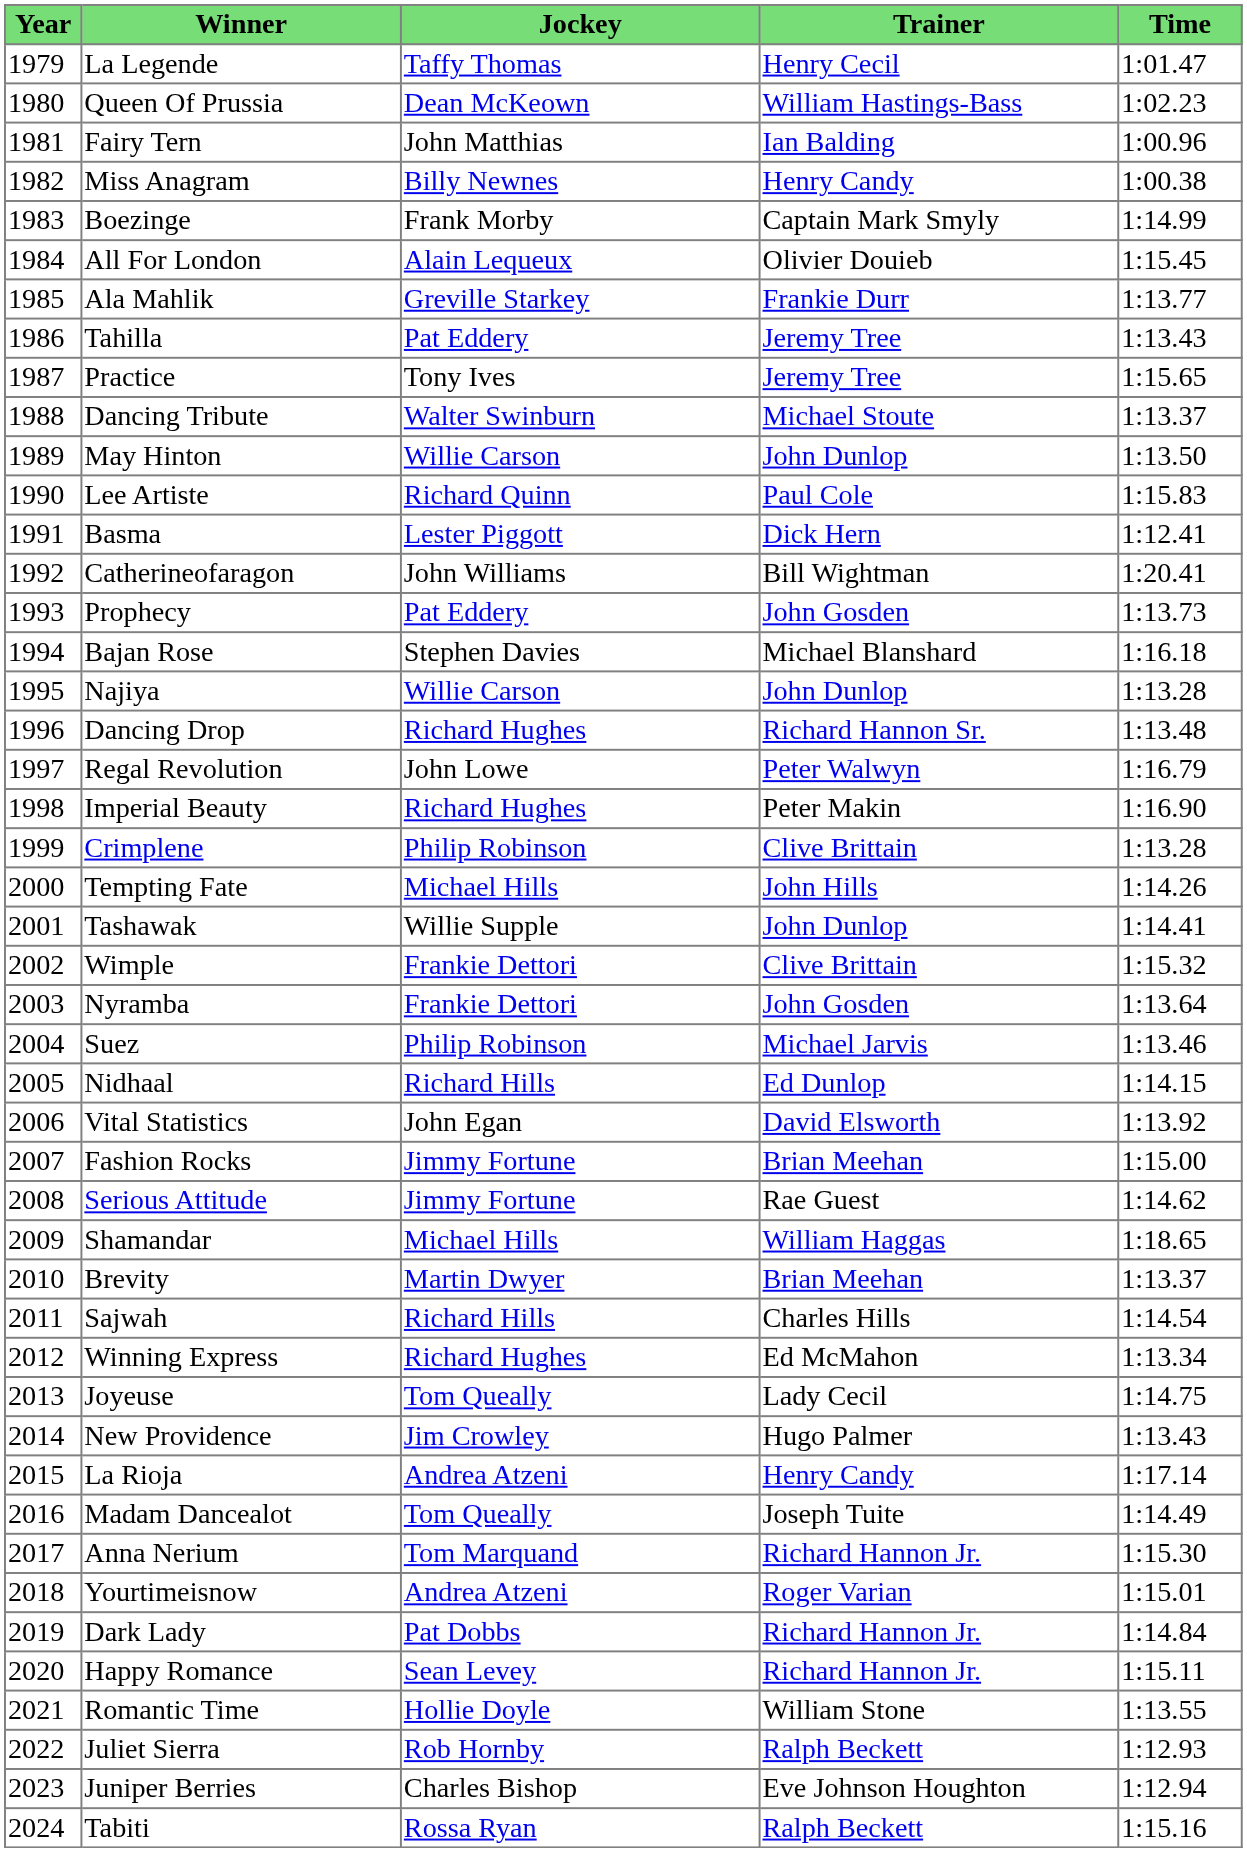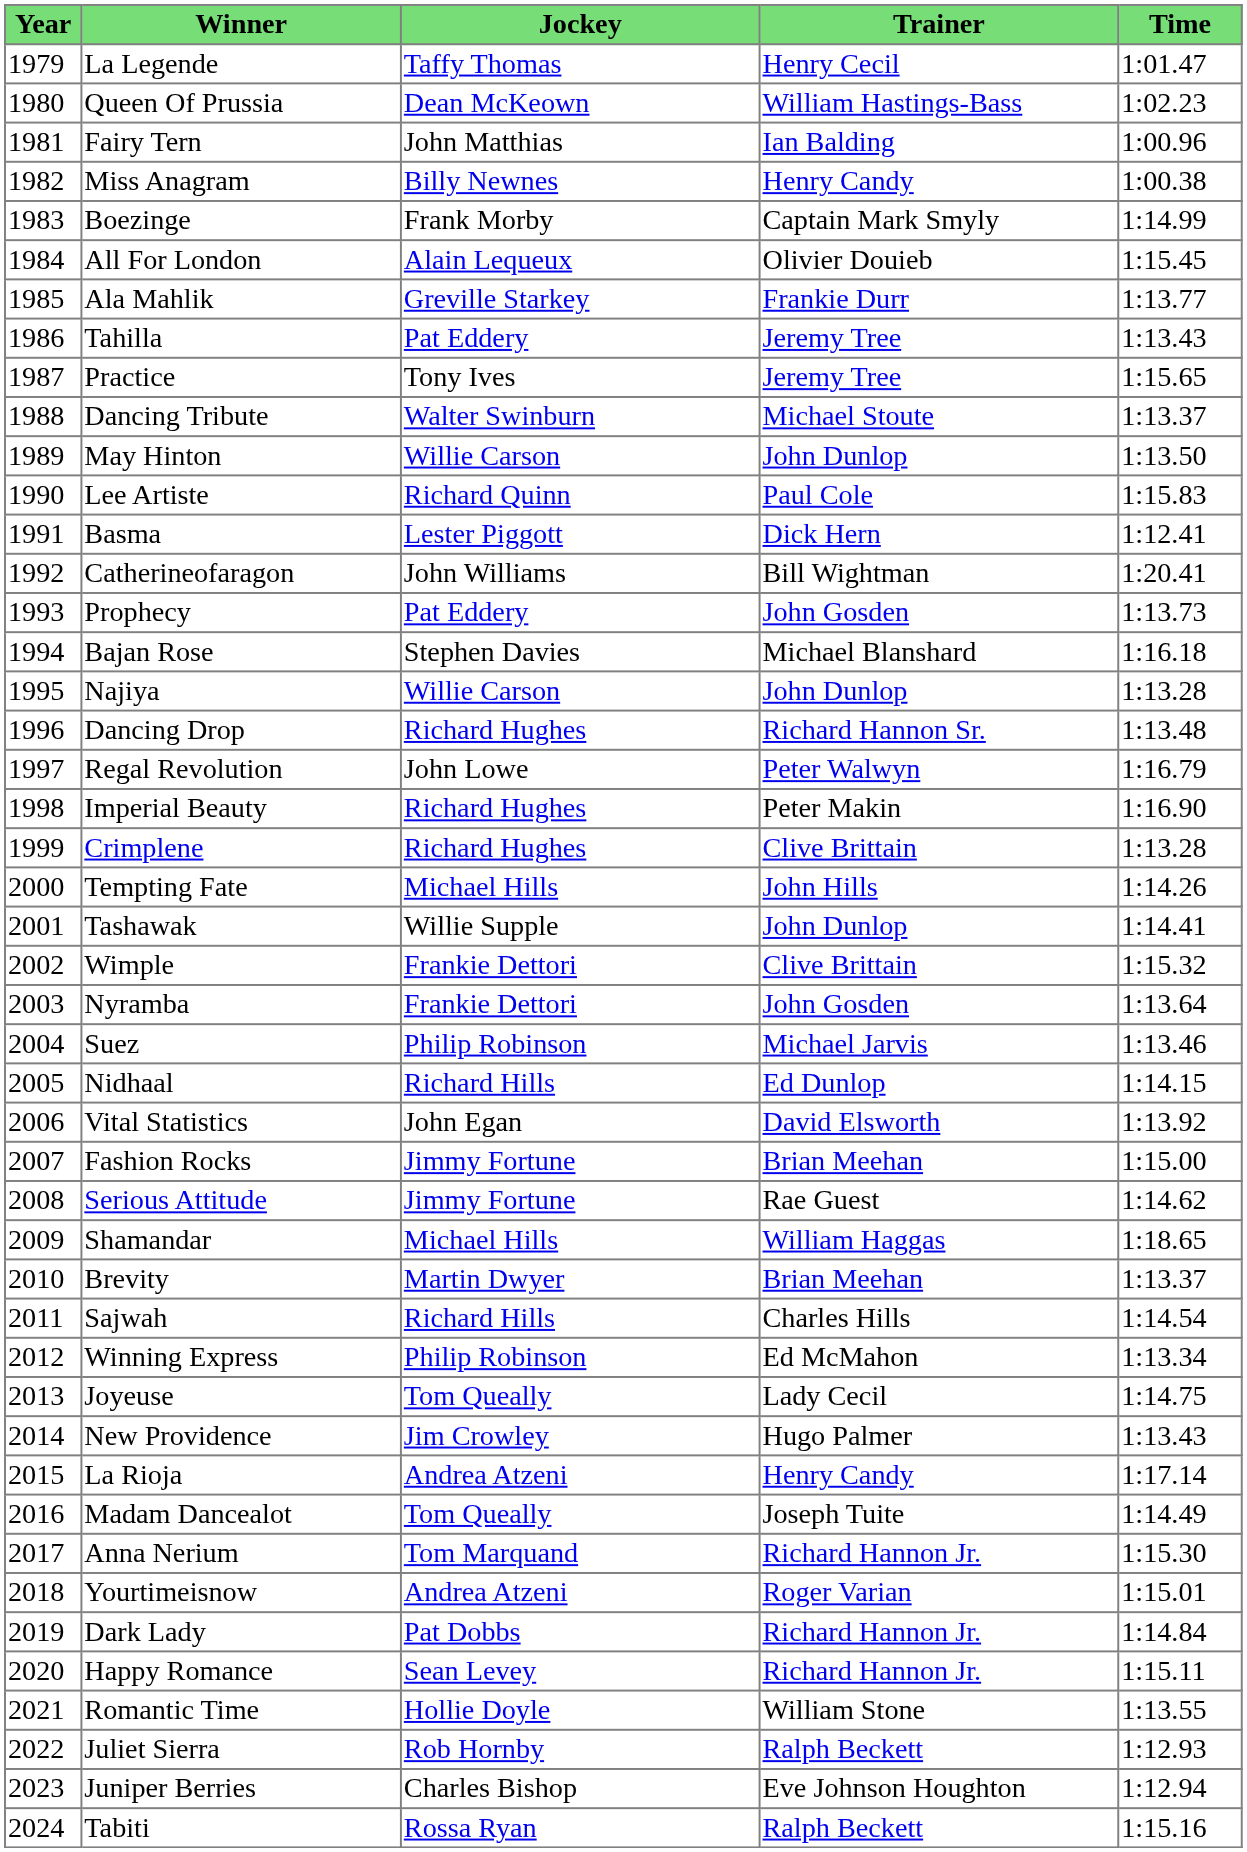(495, 847) Philip Robinson -> (495, 847) Richard Hughes
(495, 1356) Richard Hughes -> (495, 1356) Philip Robinson
